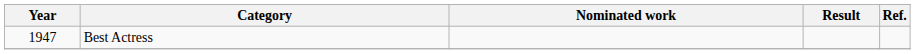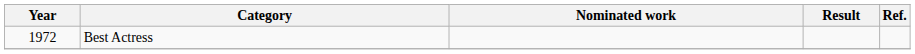(42, 37) 1947 -> (42, 37) 1972
